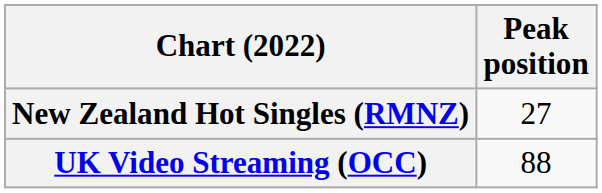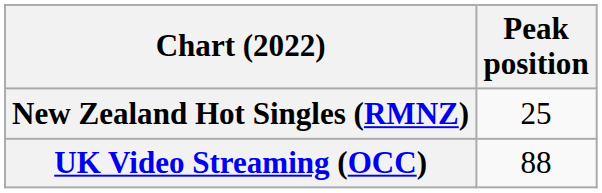(536, 113) 27 -> (536, 113) 25
